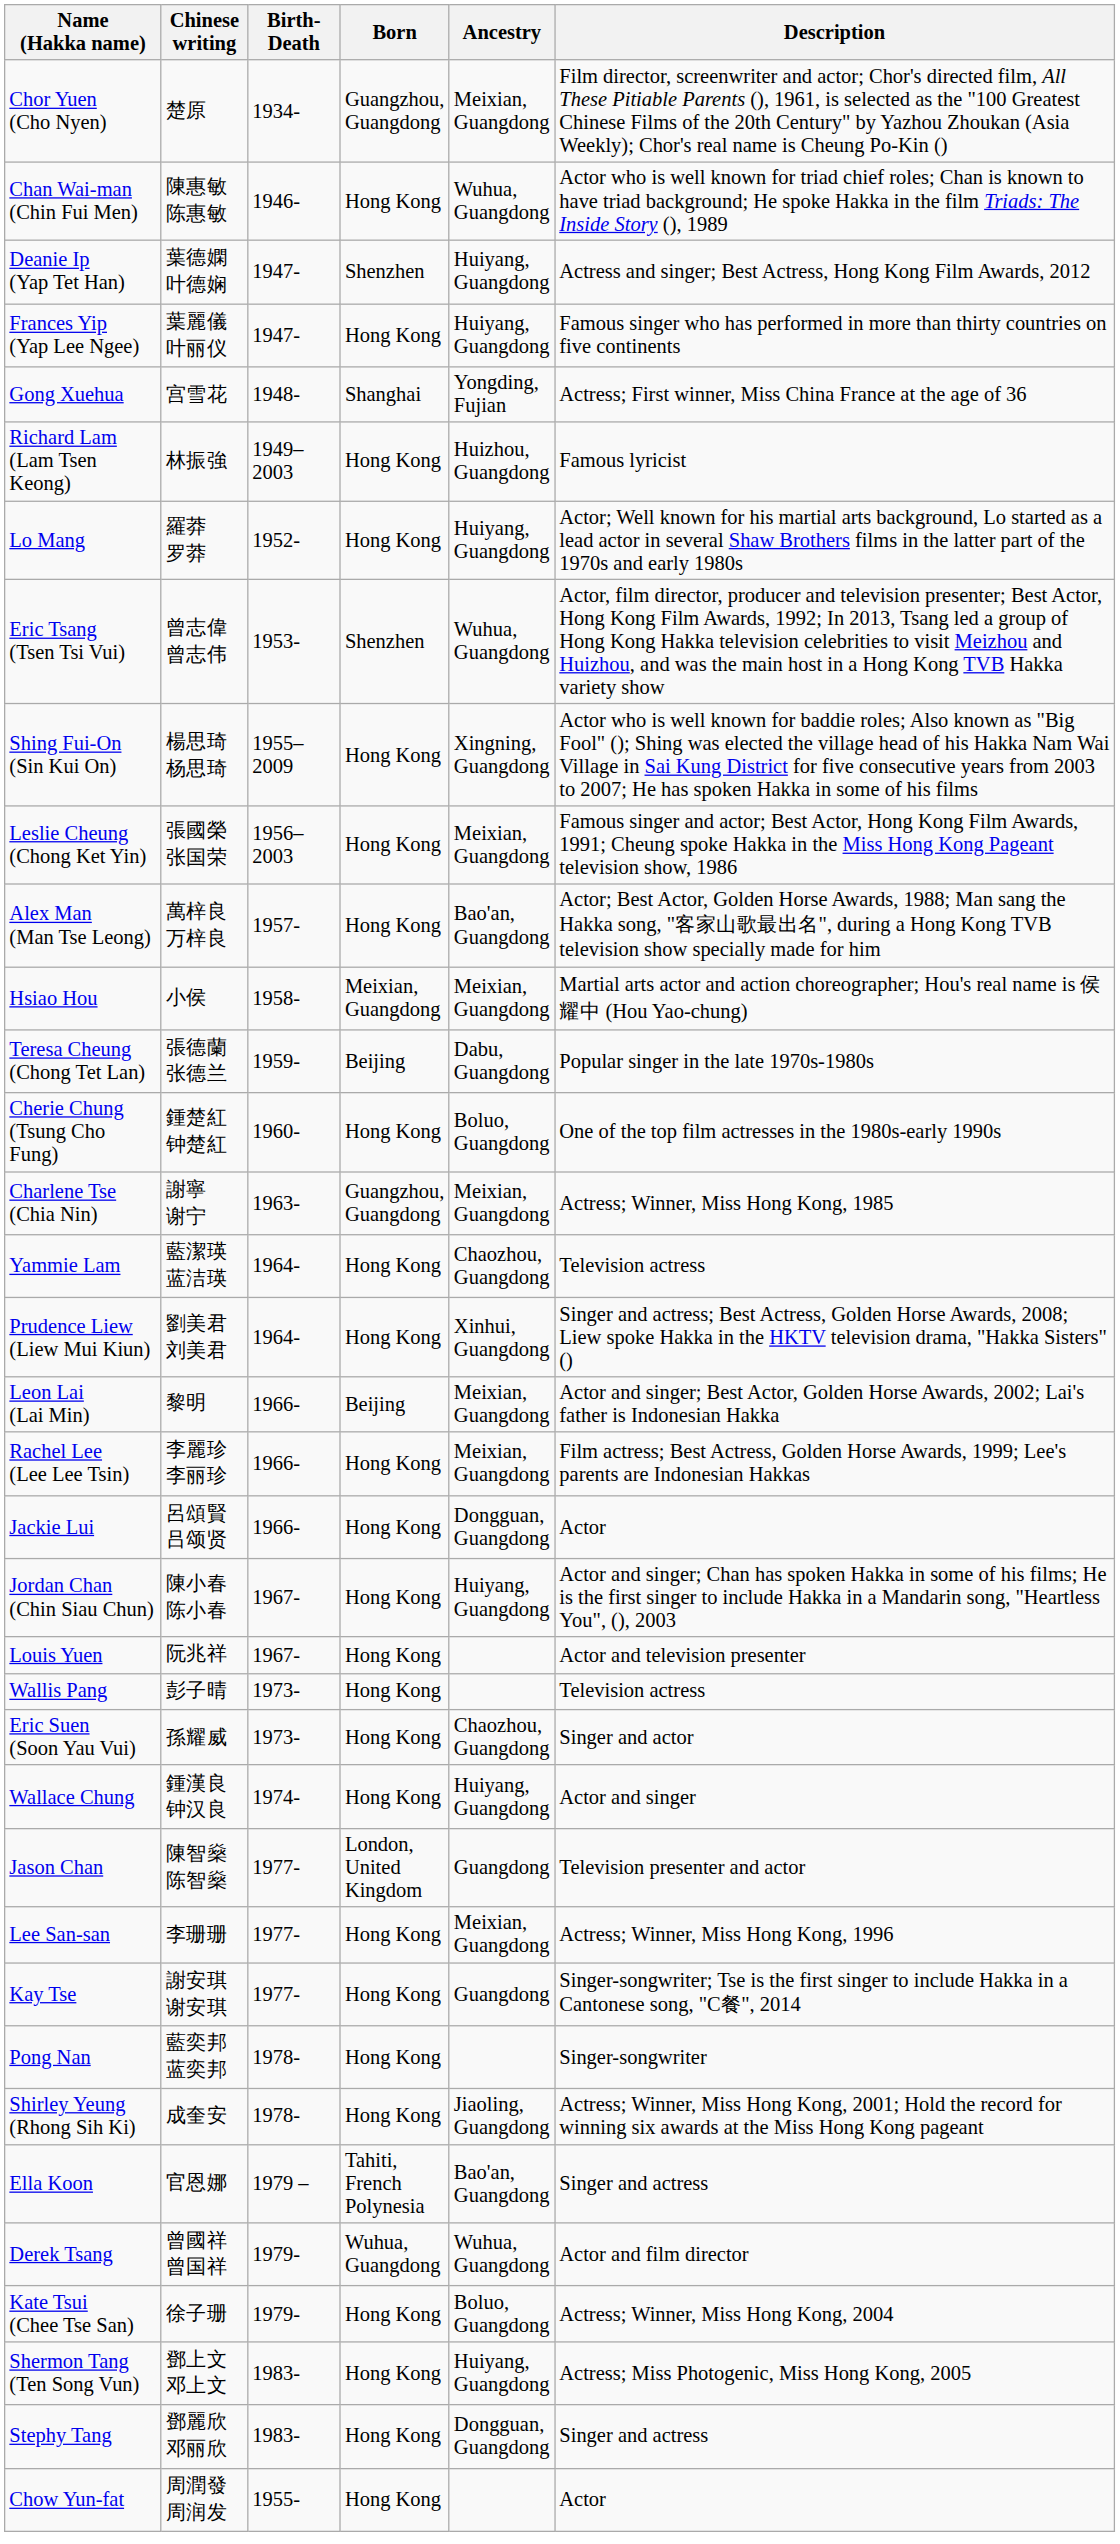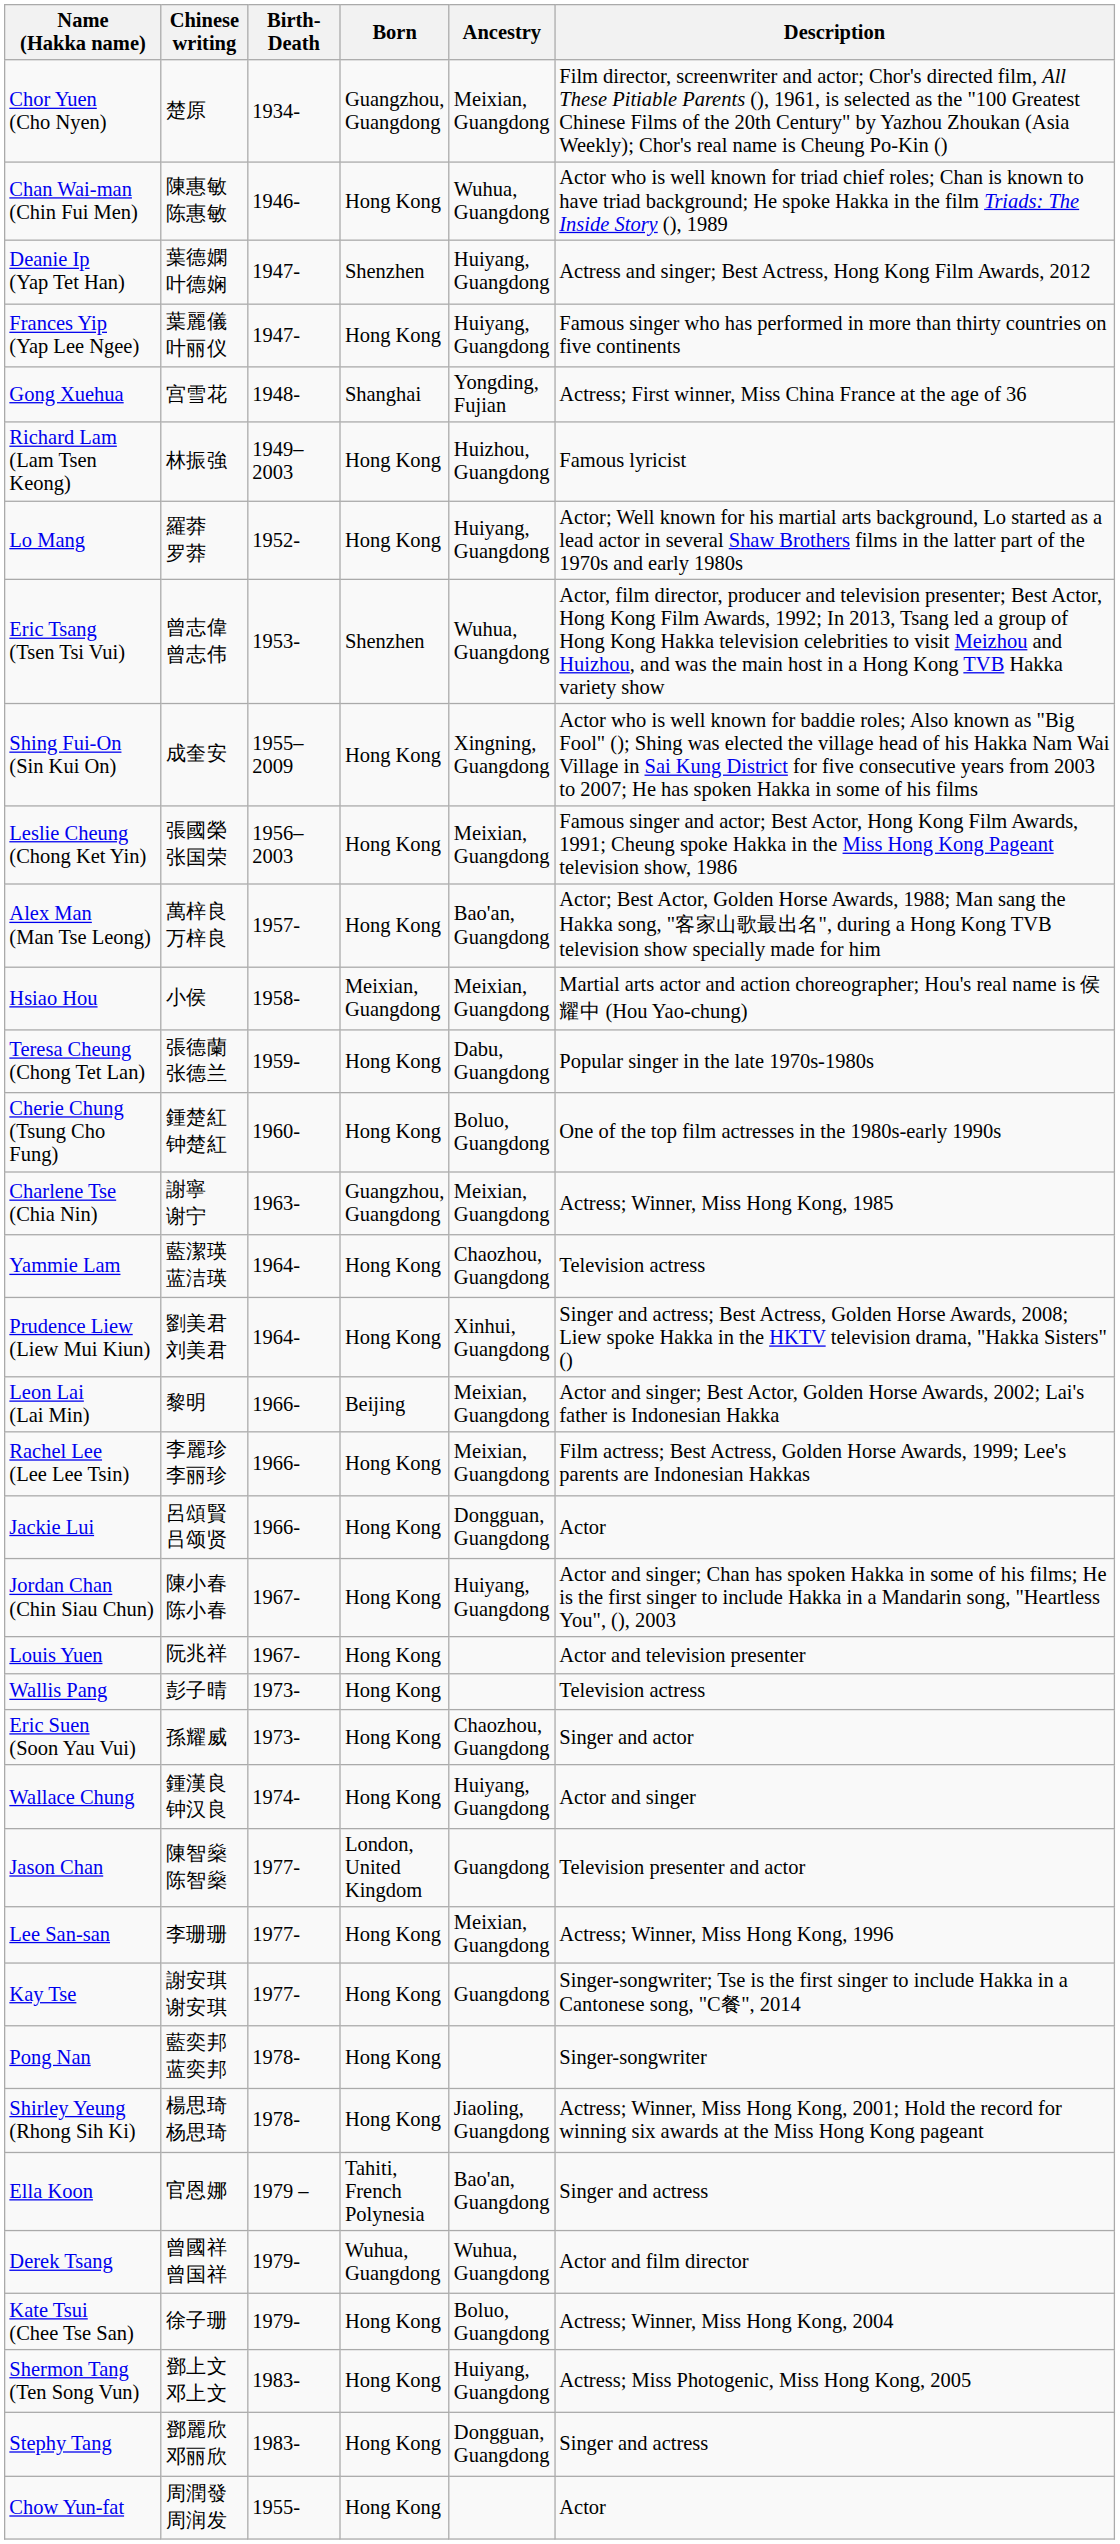(197, 754) 楊思琦 杨思琦 -> (197, 754) 成奎安
(375, 1061) Beijing -> (393, 1061) Hong Kong
(197, 2115) 成奎安 -> (197, 2119) 楊思琦 杨思琦
